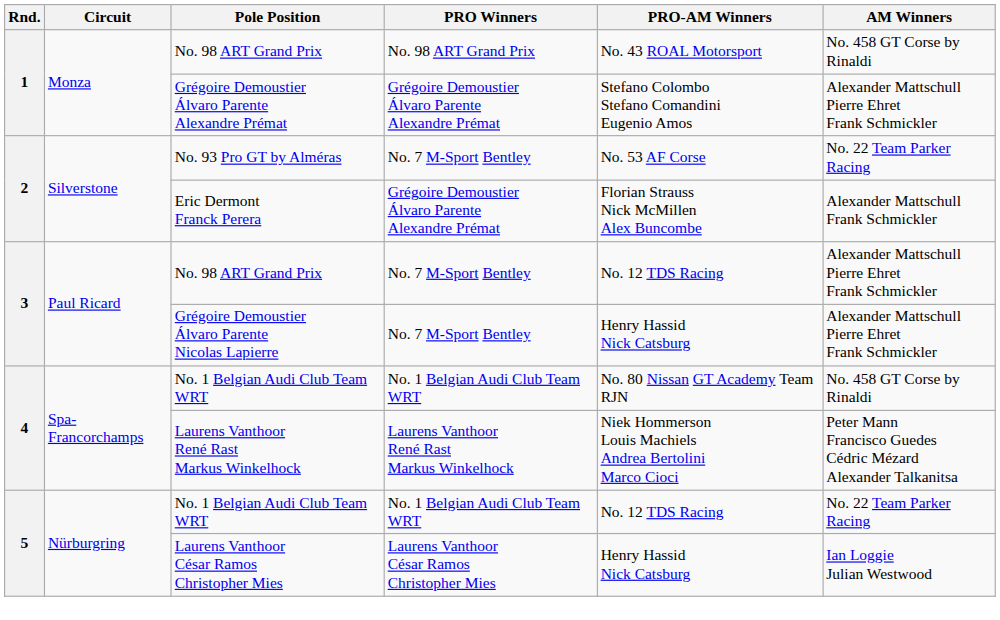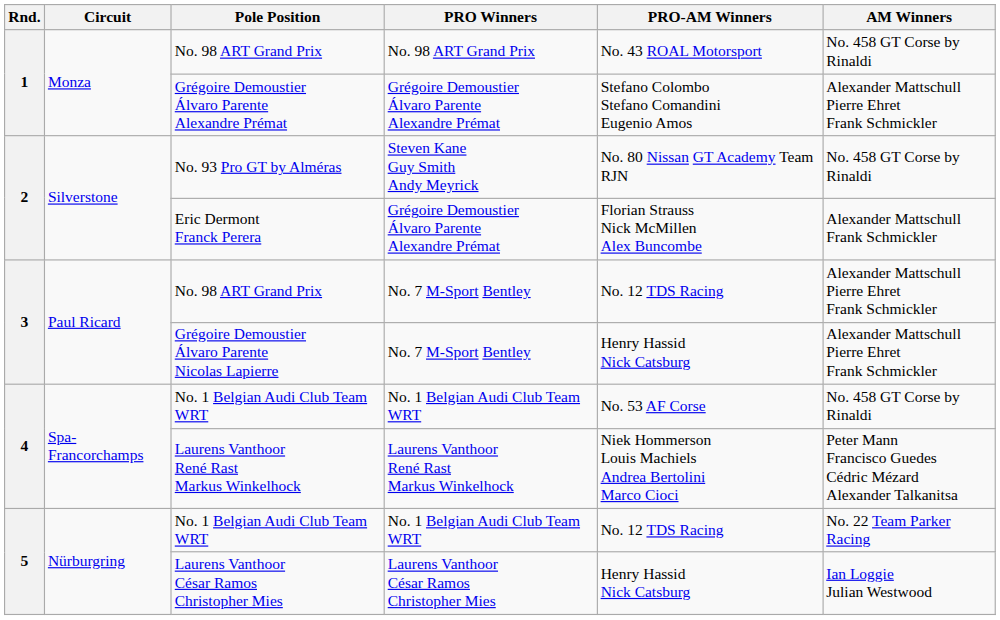(459, 157) No. 7 M-Sport Bentley -> (433, 166) Steven Kane Guy Smith Andy Meyrick
(653, 157) No. 53 AF Corse -> (707, 166) No. 80 Nissan GT Academy Team RJN
(888, 157) No. 22 Team Parker Racing -> (893, 166) No. 458 GT Corse by Rinaldi
(707, 387) No. 80 Nissan GT Academy Team RJN -> (653, 405) No. 53 AF Corse
